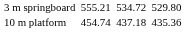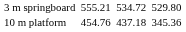(96, 22) 454.74 -> (96, 22) 454.76
(166, 22) 435.36 -> (166, 22) 345.36
